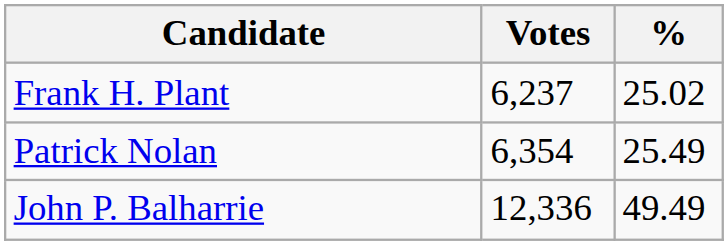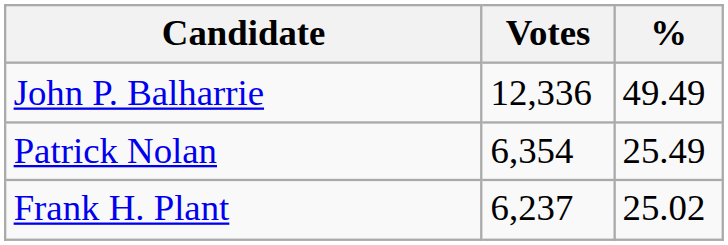rows swapped: (139, 208) <-> (121, 92)
